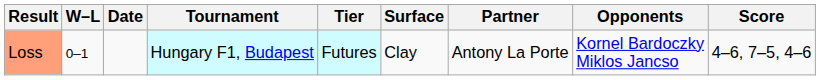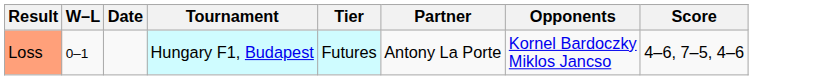- column: (414, 17)
